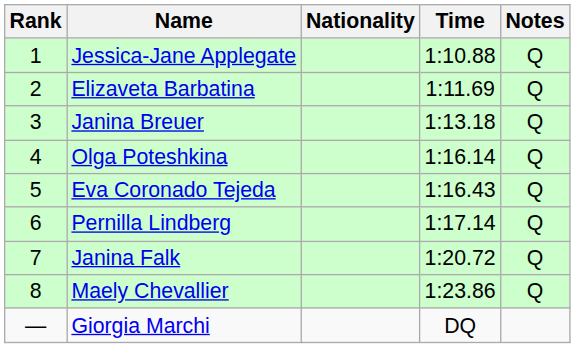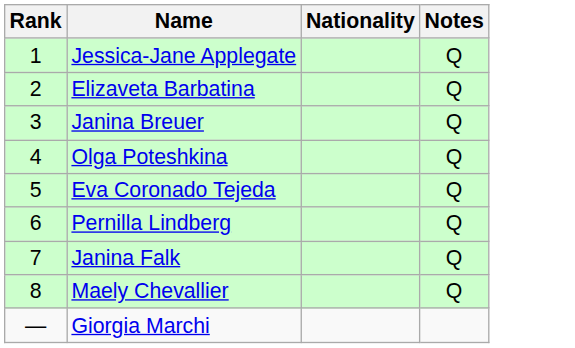- column: (460, 21)
